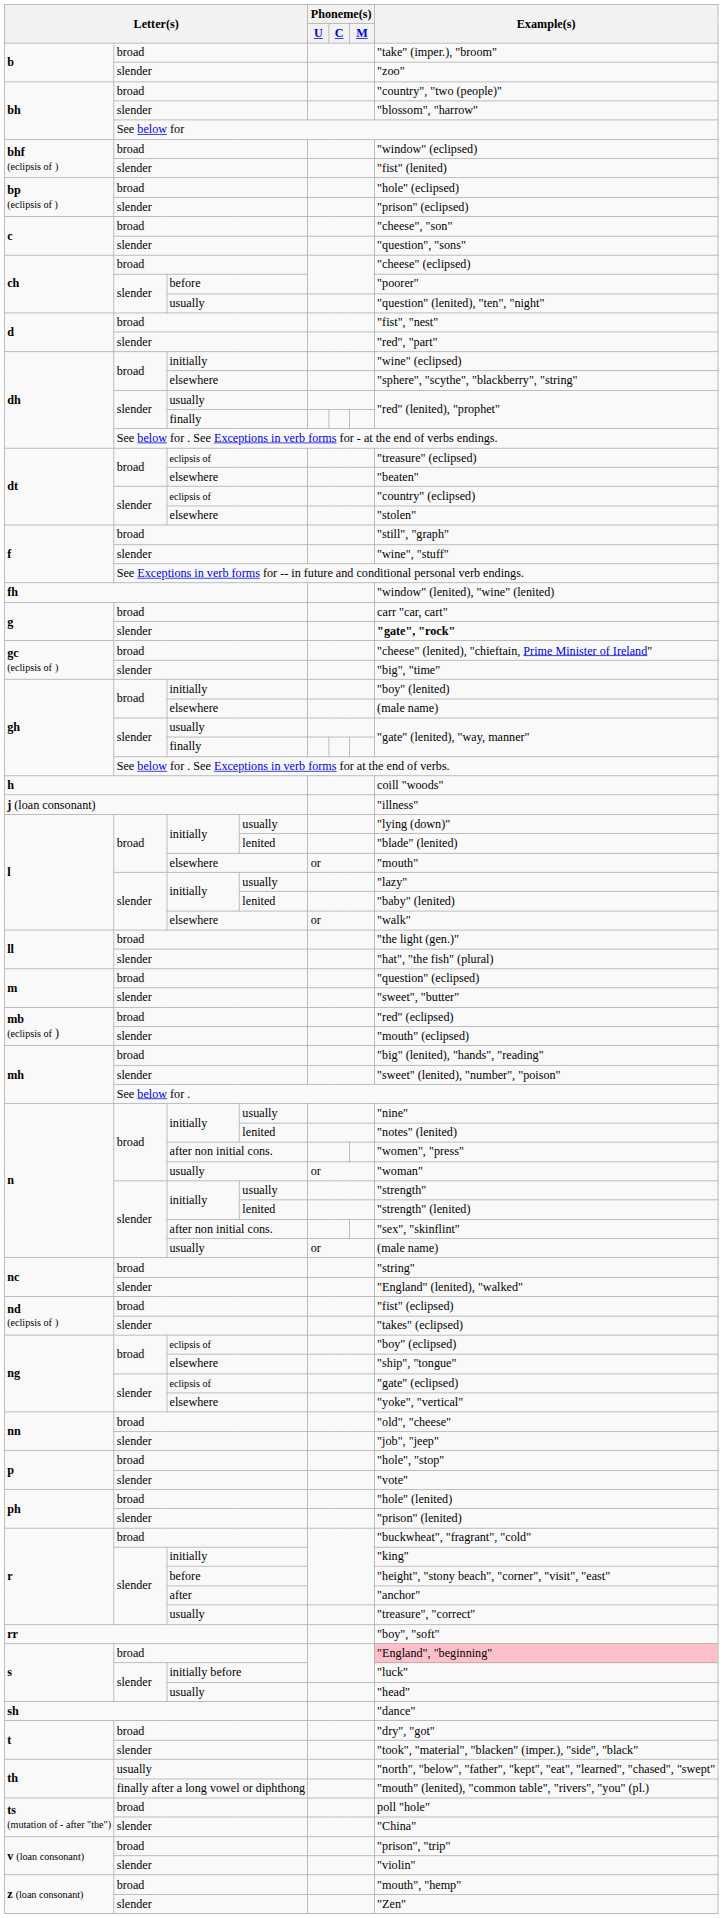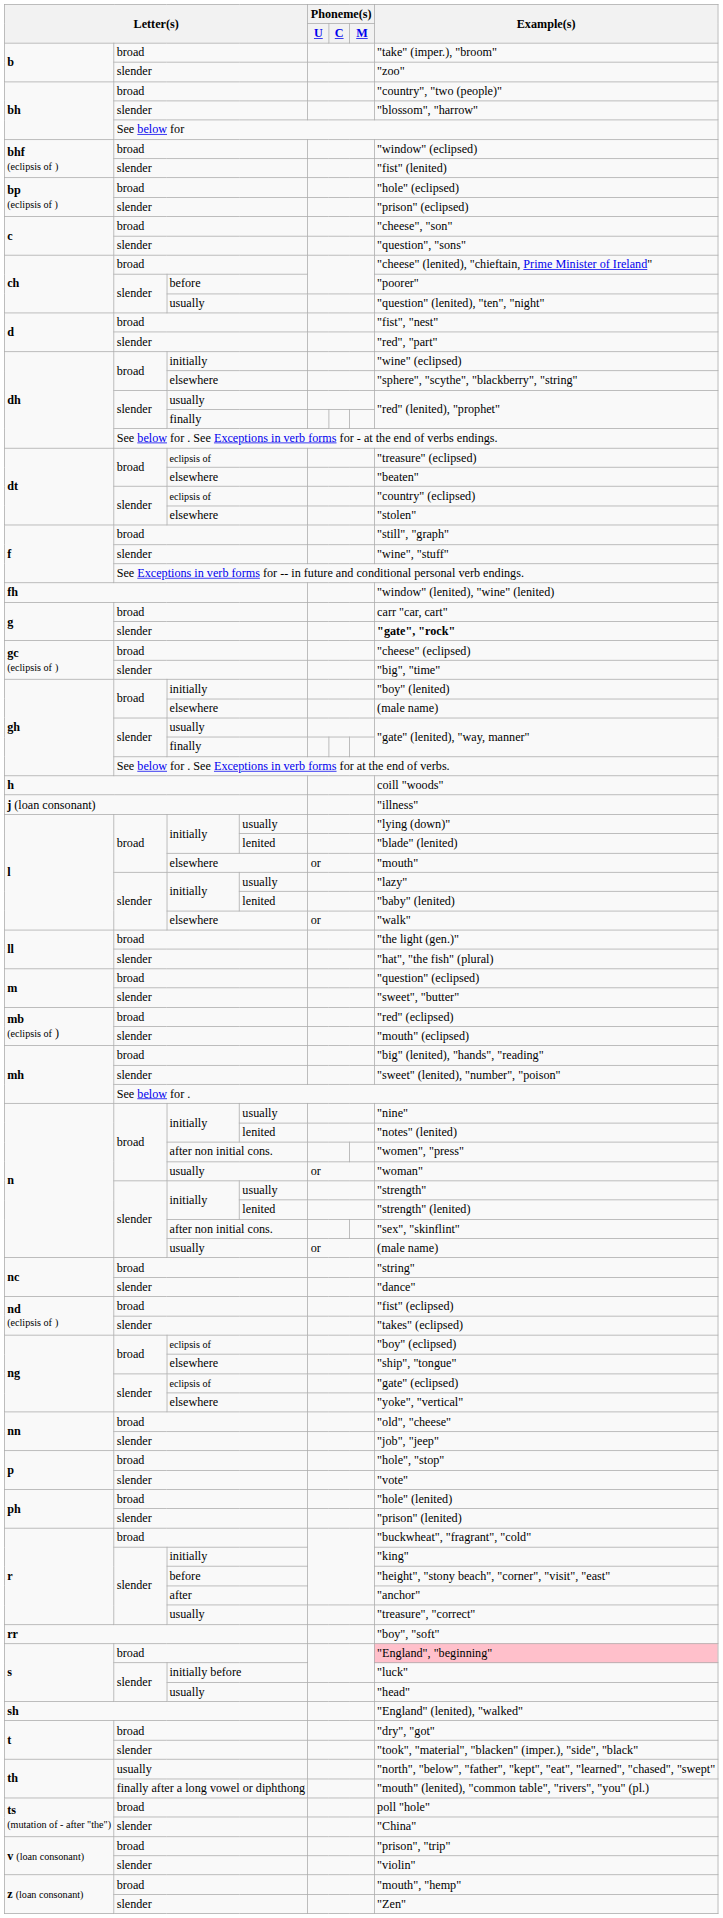(424, 264) "cheese" (eclipsed) -> (515, 264) "cheese" (lenited), "chieftain, Prime Minister of Ireland"
(515, 650) "cheese" (lenited), "chieftain, Prime Minister of Ireland" -> (424, 650) "cheese" (eclipsed)
(450, 1286) "England" (lenited), "walked" -> (396, 1286) "dance"
(396, 1711) "dance" -> (450, 1711) "England" (lenited), "walked"
